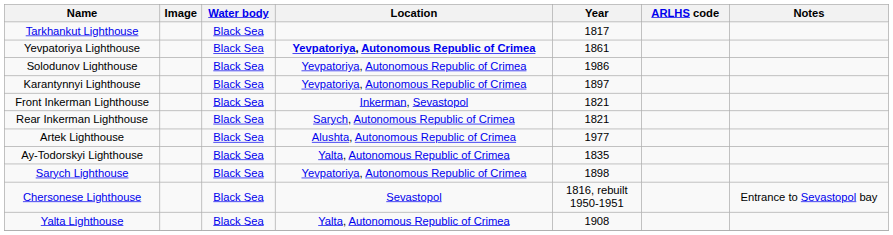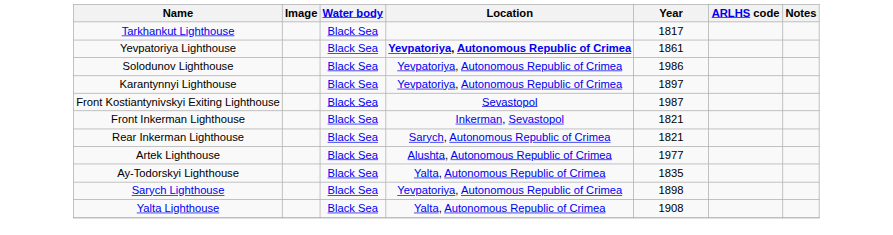+ row: (178, 102)
- row: (82, 197)
